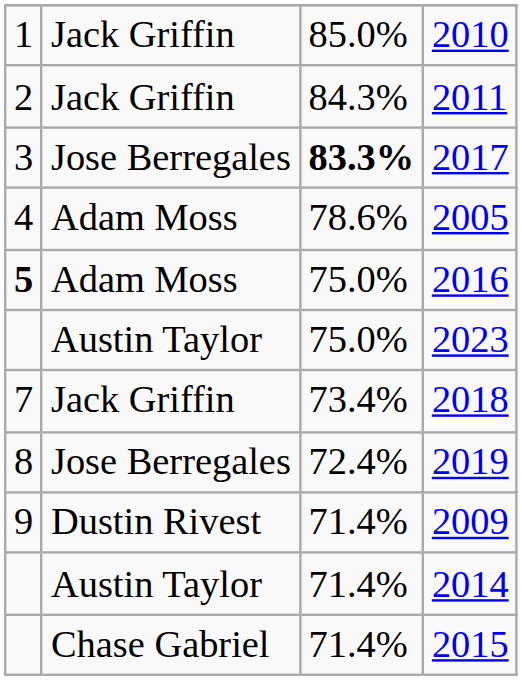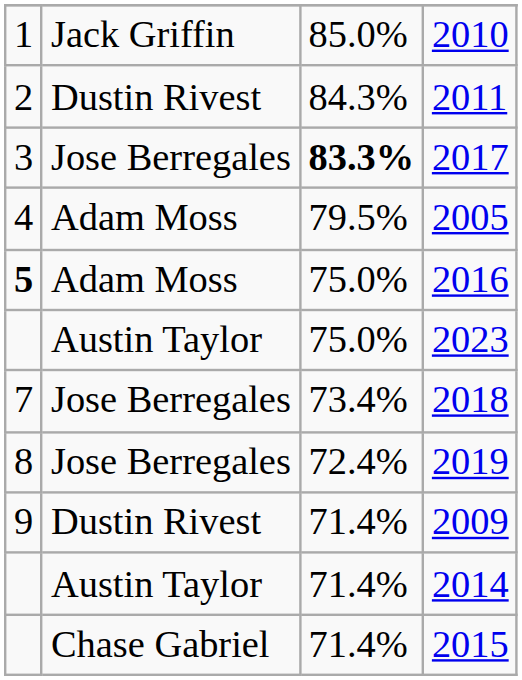(143, 95) Jack Griffin -> (156, 95) Dustin Rivest
(358, 217) 78.6% -> (358, 217) 79.5%
(143, 400) Jack Griffin -> (171, 400) Jose Berregales
